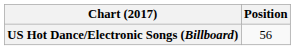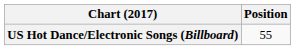(266, 34) 56 -> (266, 34) 55
